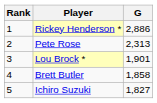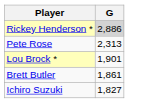- column: (18, 12)
(138, 28) no background -> (110, 28) lightgrey background
(138, 74) 1,858 -> (110, 74) 1,861
